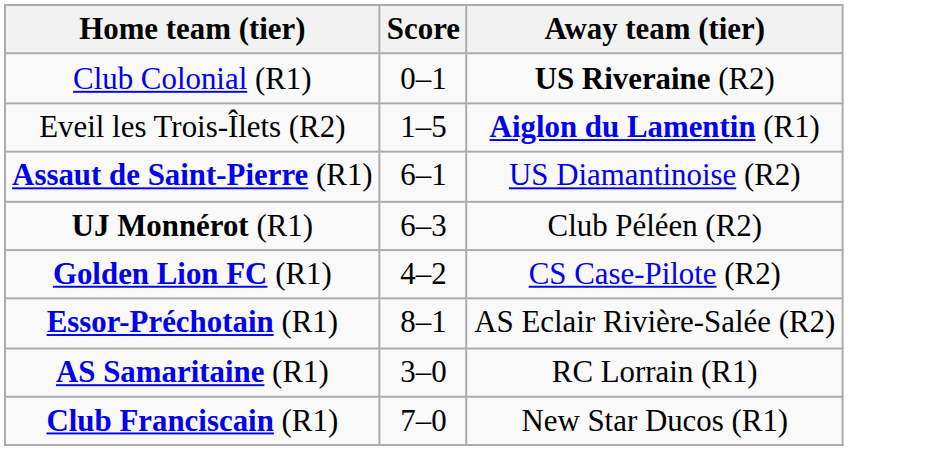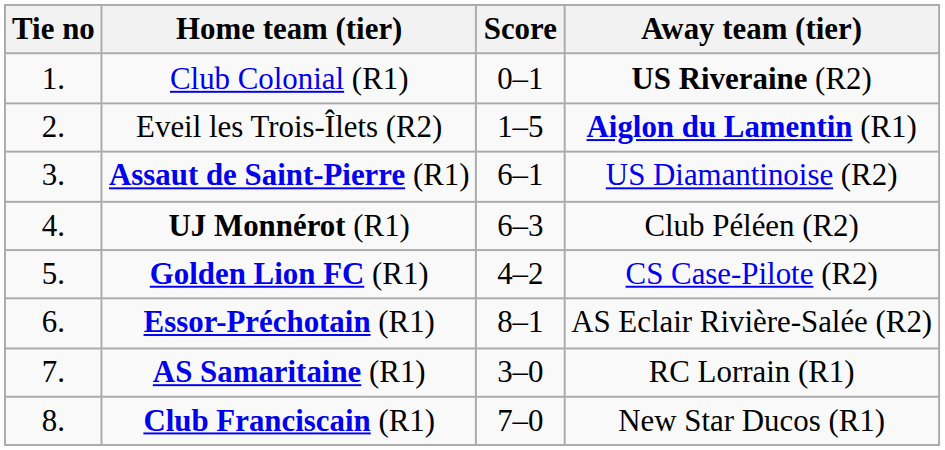+ column: (53, 28)
